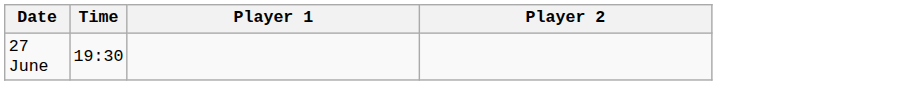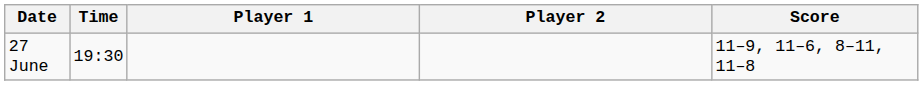+ column: (815, 18)
